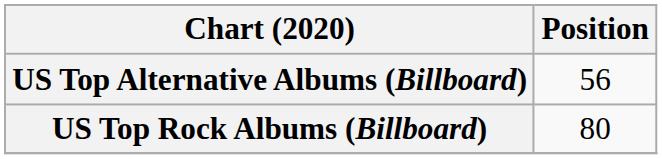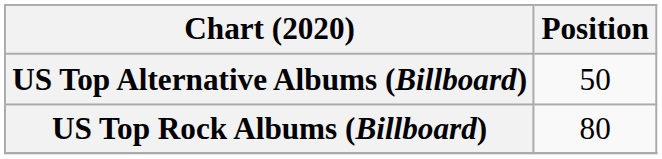(595, 78) 56 -> (595, 78) 50
